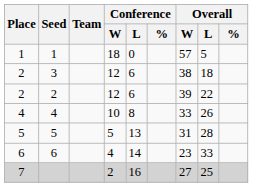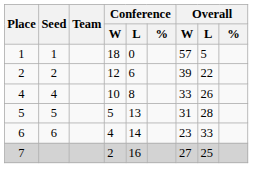- row: (54, 73)
